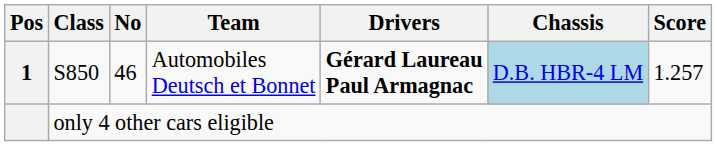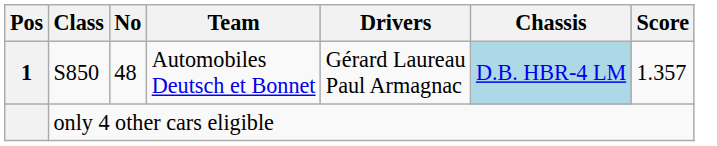(125, 72) 46 -> (125, 72) 48
(404, 72) bold -> (396, 72) normal
(678, 72) 1.257 -> (661, 72) 1.357
